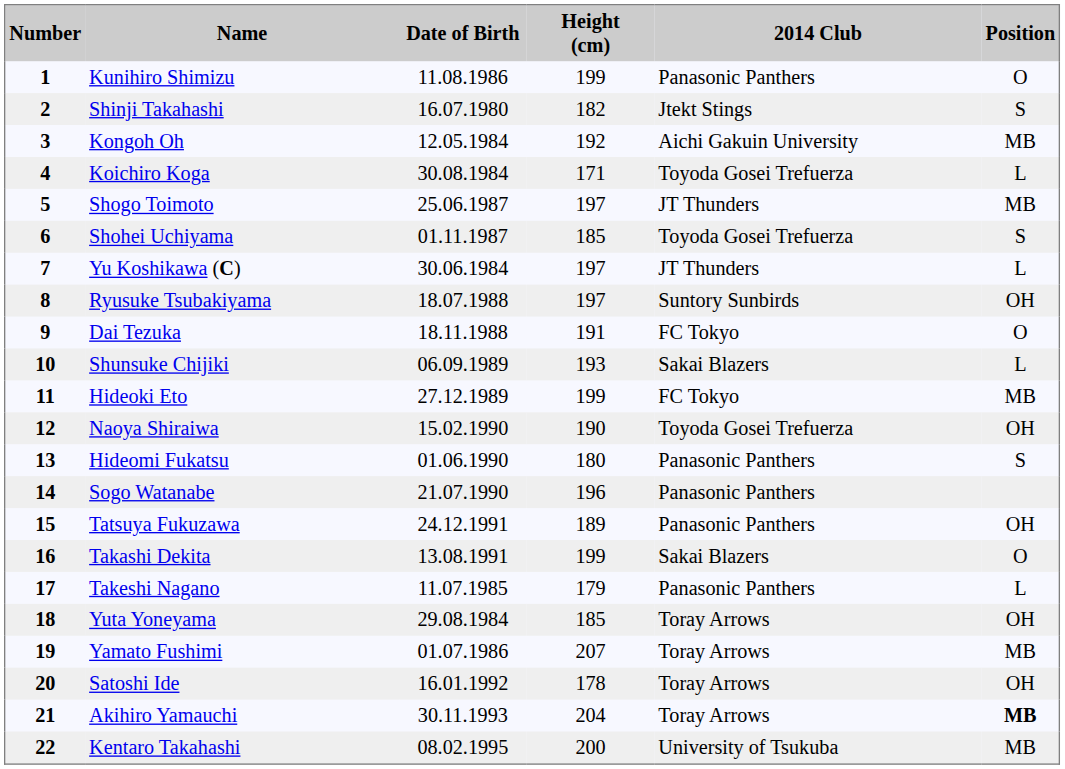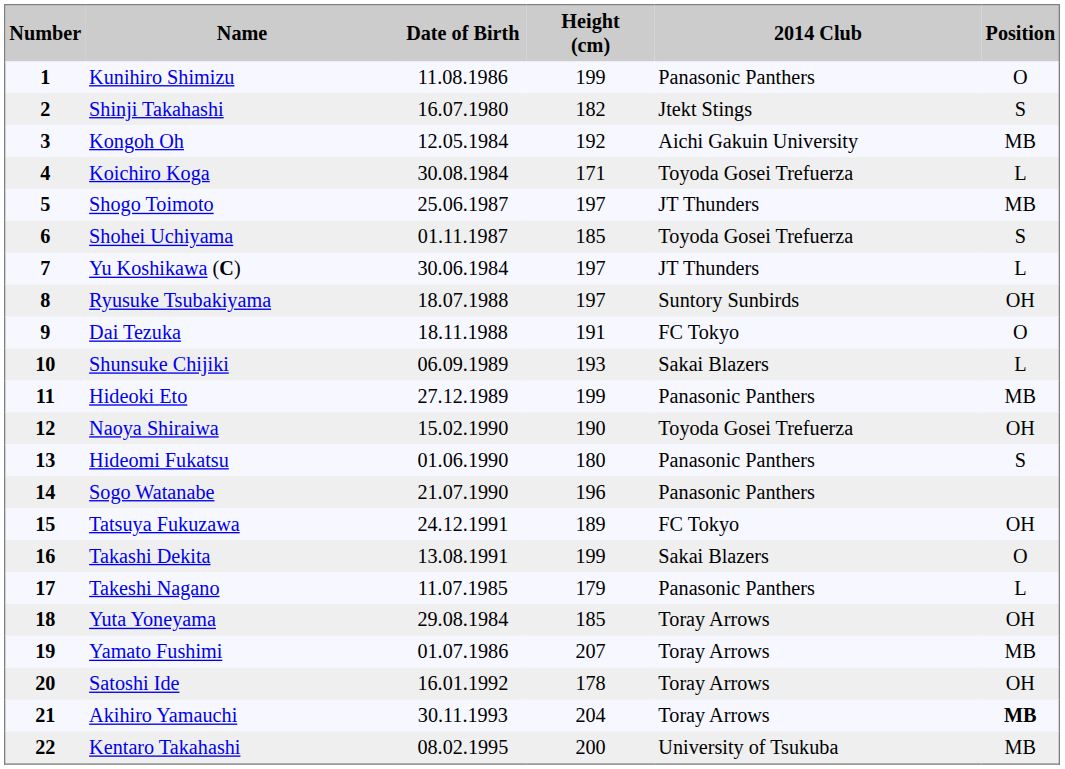(699, 396) FC Tokyo -> (737, 396) Panasonic Panthers
(737, 523) Panasonic Panthers -> (699, 523) FC Tokyo
